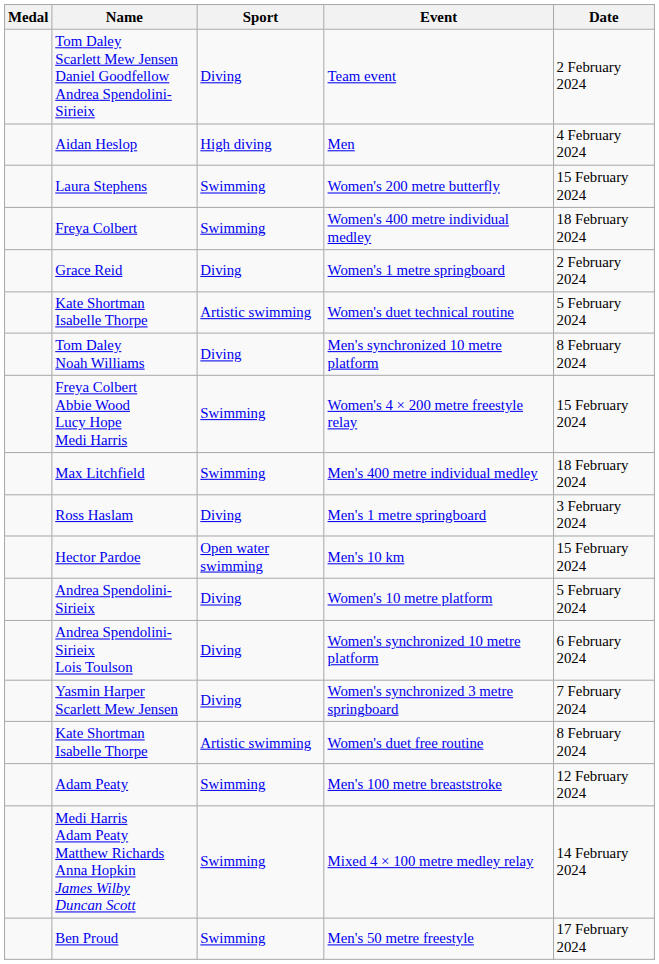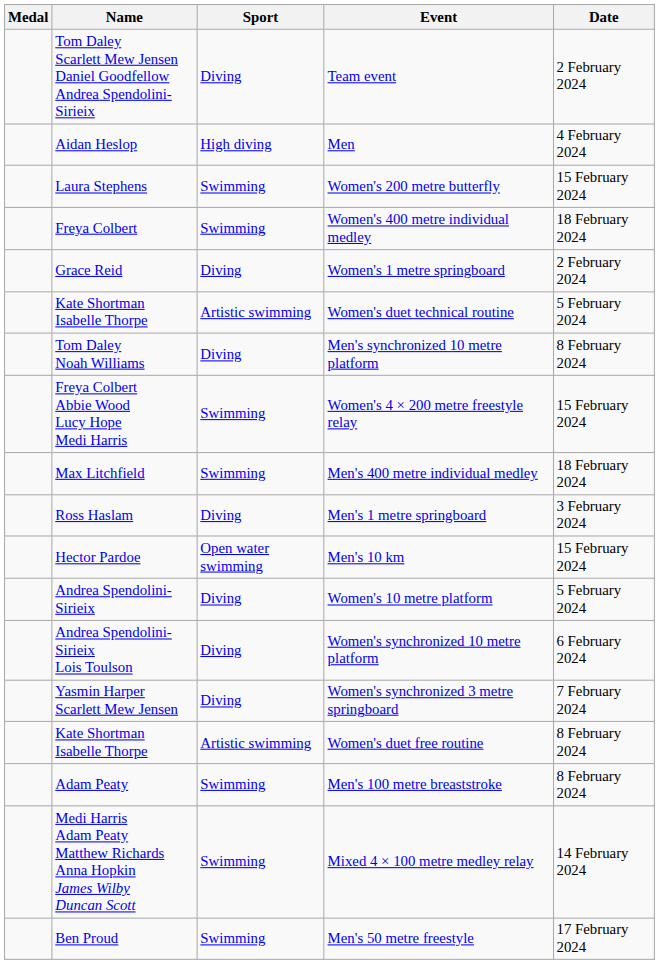(592, 784) 12 February 2024 -> (589, 784) 8 February 2024
